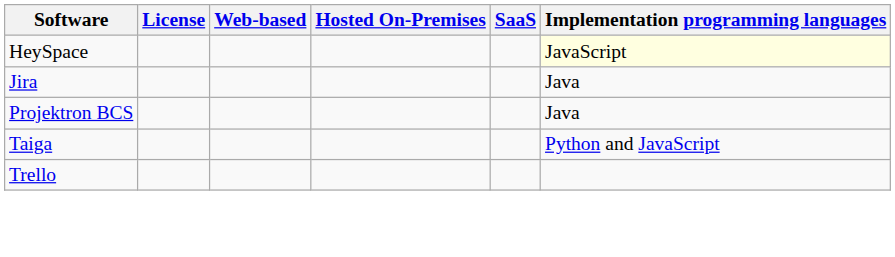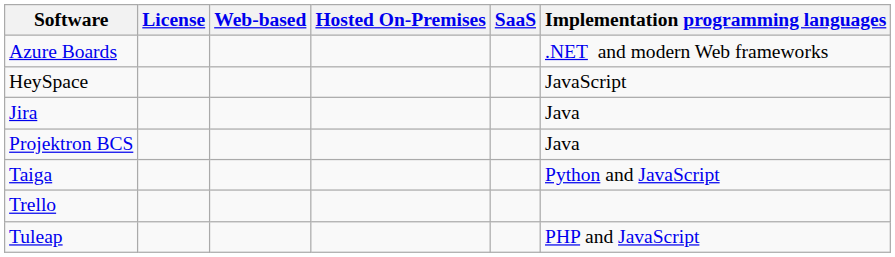+ row: (63, 50)
(586, 50) lightyellow background -> (586, 81) no background
+ row: (36, 236)
